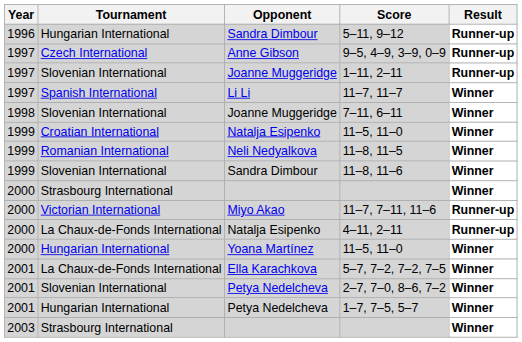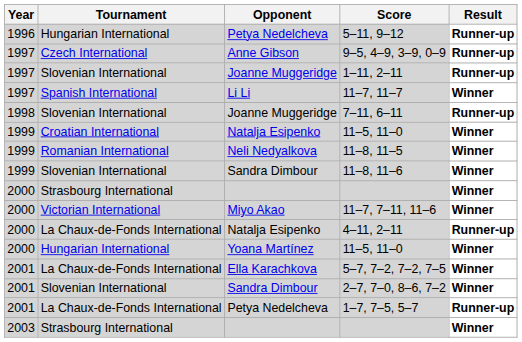(272, 34) Sandra Dimbour -> (278, 34) Petya Nedelcheva
(473, 112) Winner -> (483, 112) Runner-up
(483, 210) Runner-up -> (473, 210) Winner
(278, 289) Petya Nedelcheva -> (272, 289) Sandra Dimbour
(105, 308) Hungarian International -> (131, 308) La Chaux-de-Fonds International
(473, 308) Winner -> (483, 308) Runner-up
